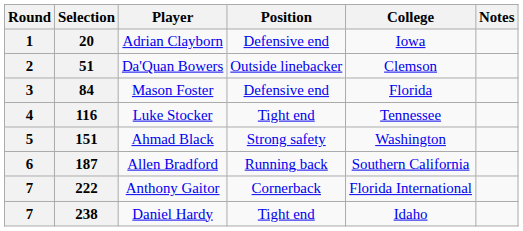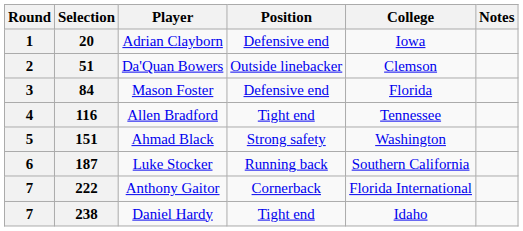(173, 115) Luke Stocker -> (173, 115) Allen Bradford
(173, 164) Allen Bradford -> (173, 164) Luke Stocker
